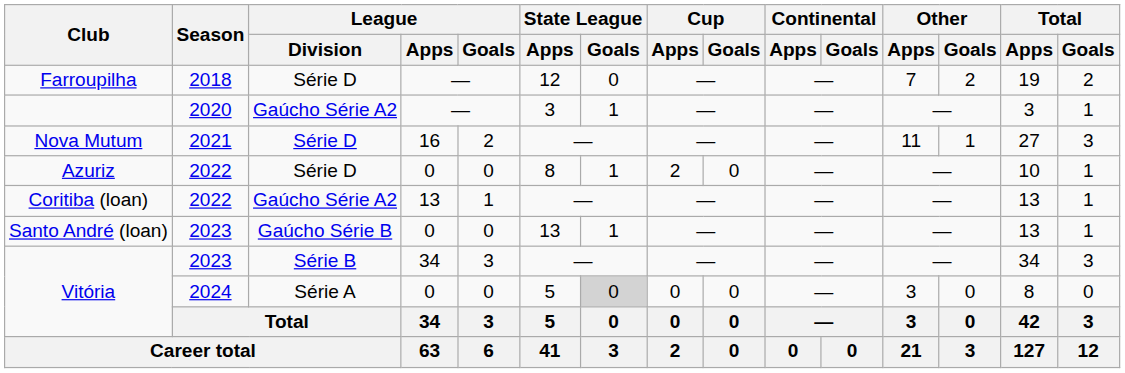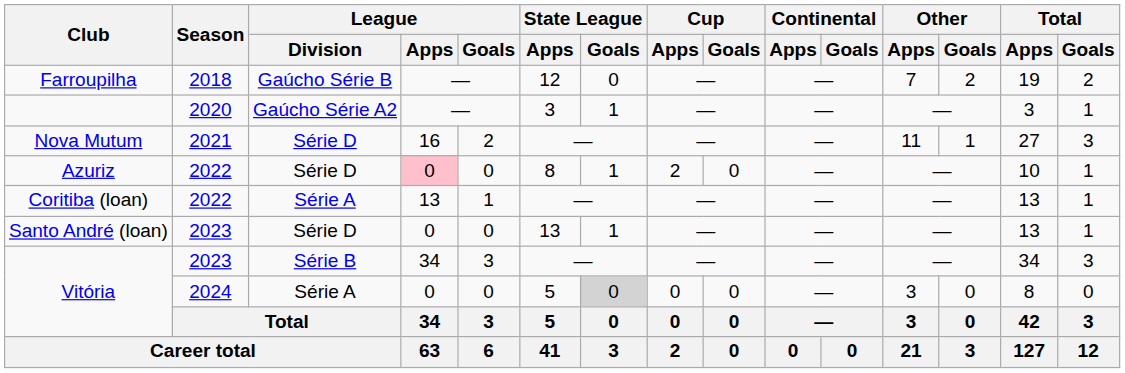(325, 79) Série D -> (325, 79) Gaúcho Série B
(430, 170) no background -> (430, 170) pink background
(325, 200) Gaúcho Série A2 -> (325, 200) Série A
(325, 230) Gaúcho Série B -> (325, 230) Série D
